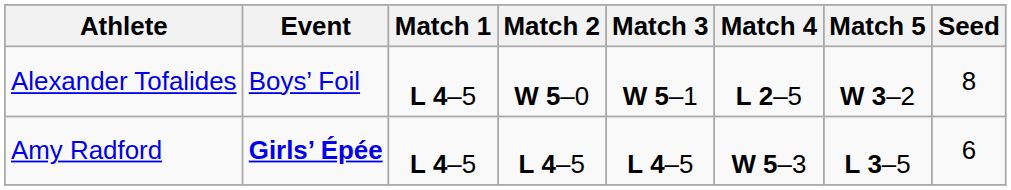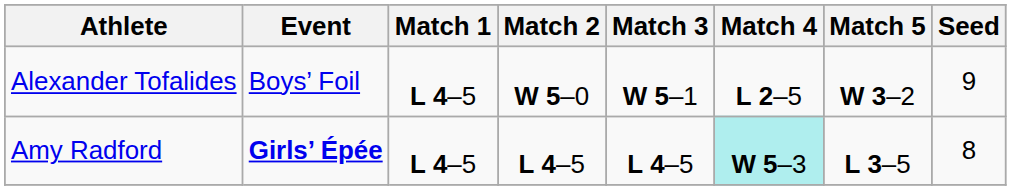(969, 81) 8 -> (969, 81) 9
(769, 165) no background -> (769, 165) paleturquoise background
(969, 151) 6 -> (969, 151) 8
